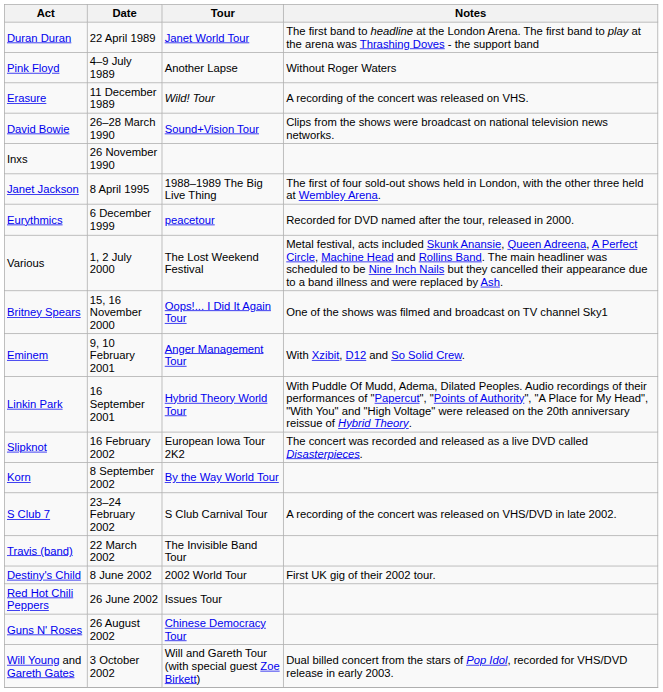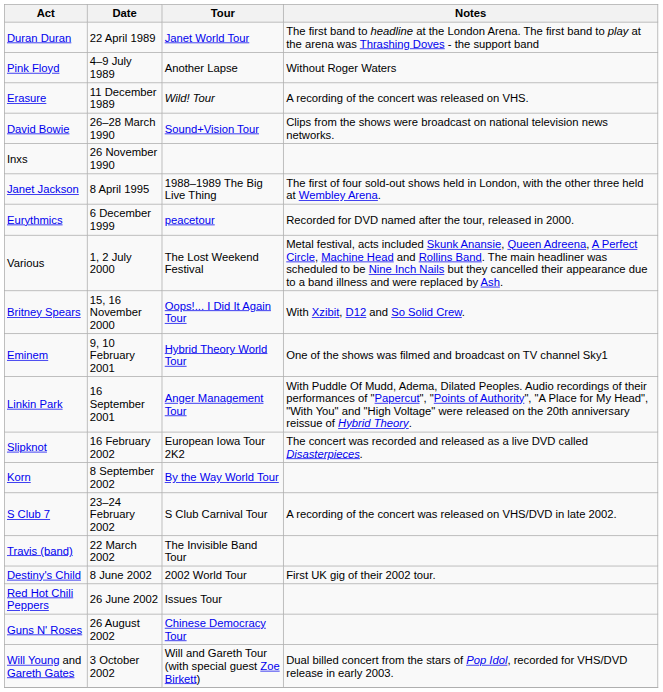(447, 312) One of the shows was filmed and broadcast on TV channel Sky1 -> (376, 312) With Xzibit, D12 and So Solid Crew.
(214, 355) Anger Management Tour -> (216, 355) Hybrid Theory World Tour
(376, 355) With Xzibit, D12 and So Solid Crew. -> (447, 355) One of the shows was filmed and broadcast on TV channel Sky1
(216, 404) Hybrid Theory World Tour -> (214, 404) Anger Management Tour
